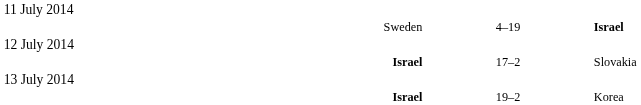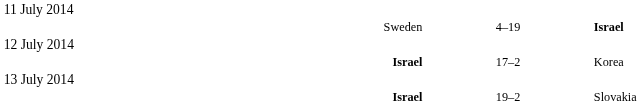(615, 62) Slovakia -> (609, 62) Korea
(609, 97) Korea -> (615, 97) Slovakia
